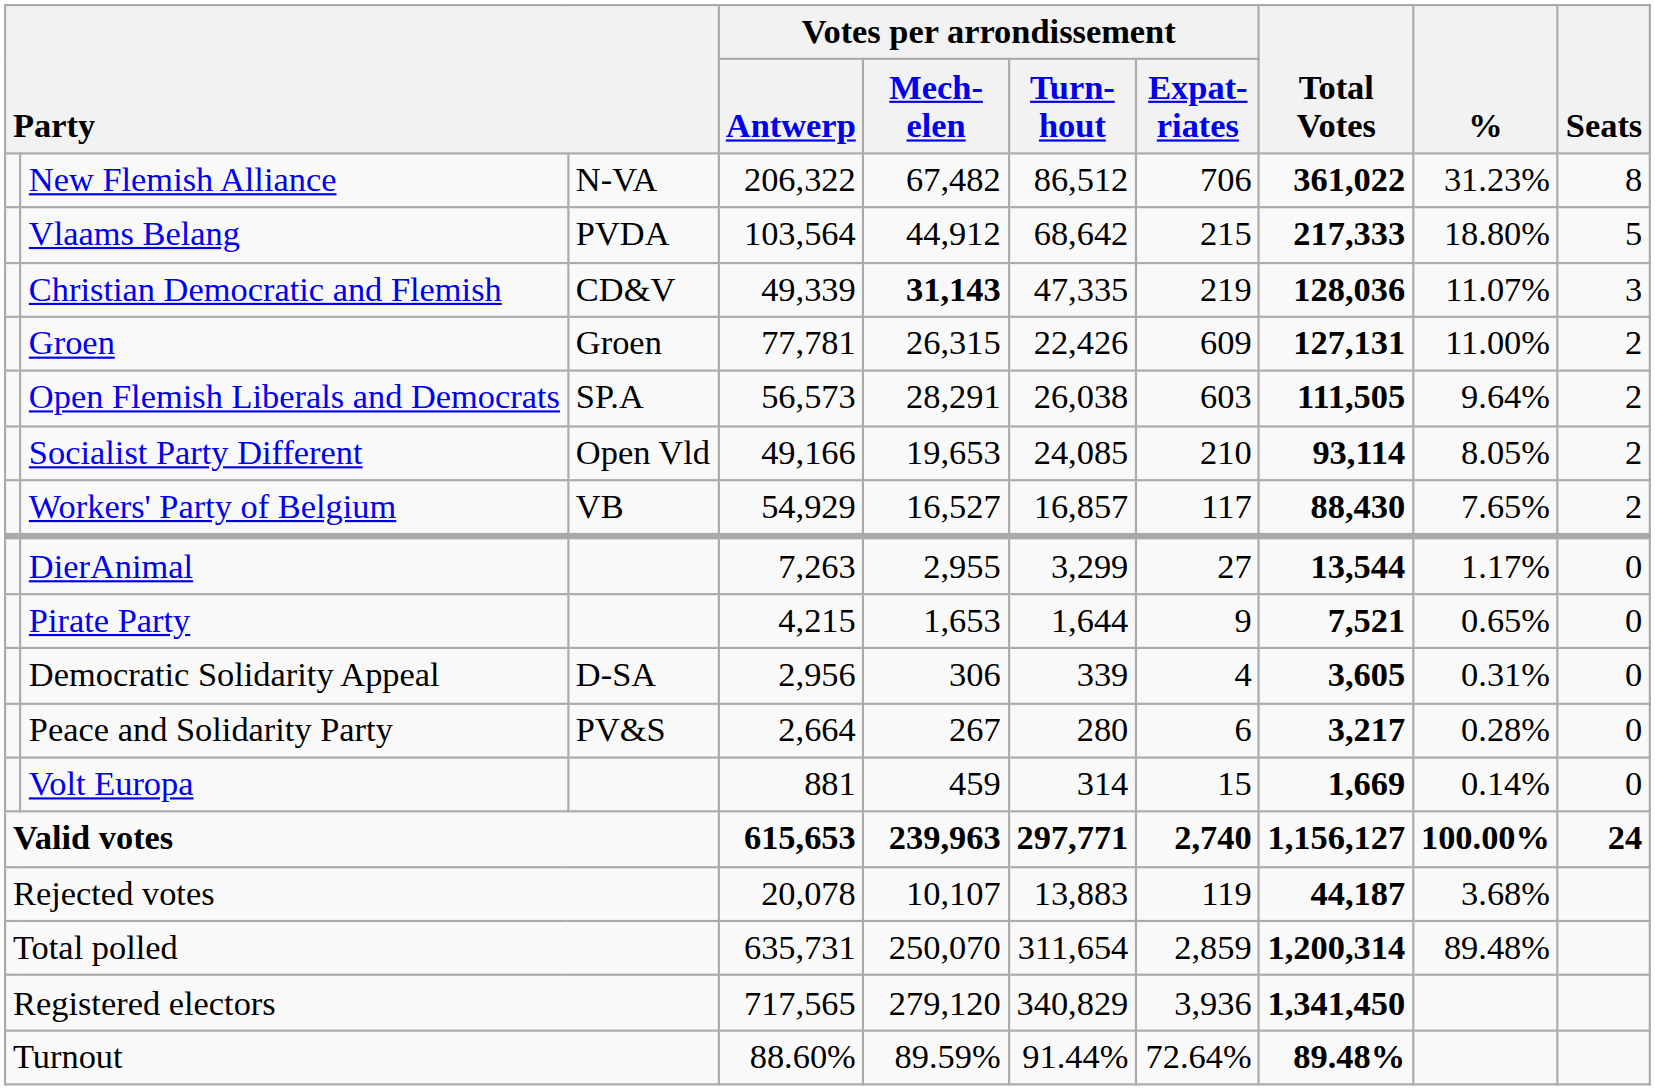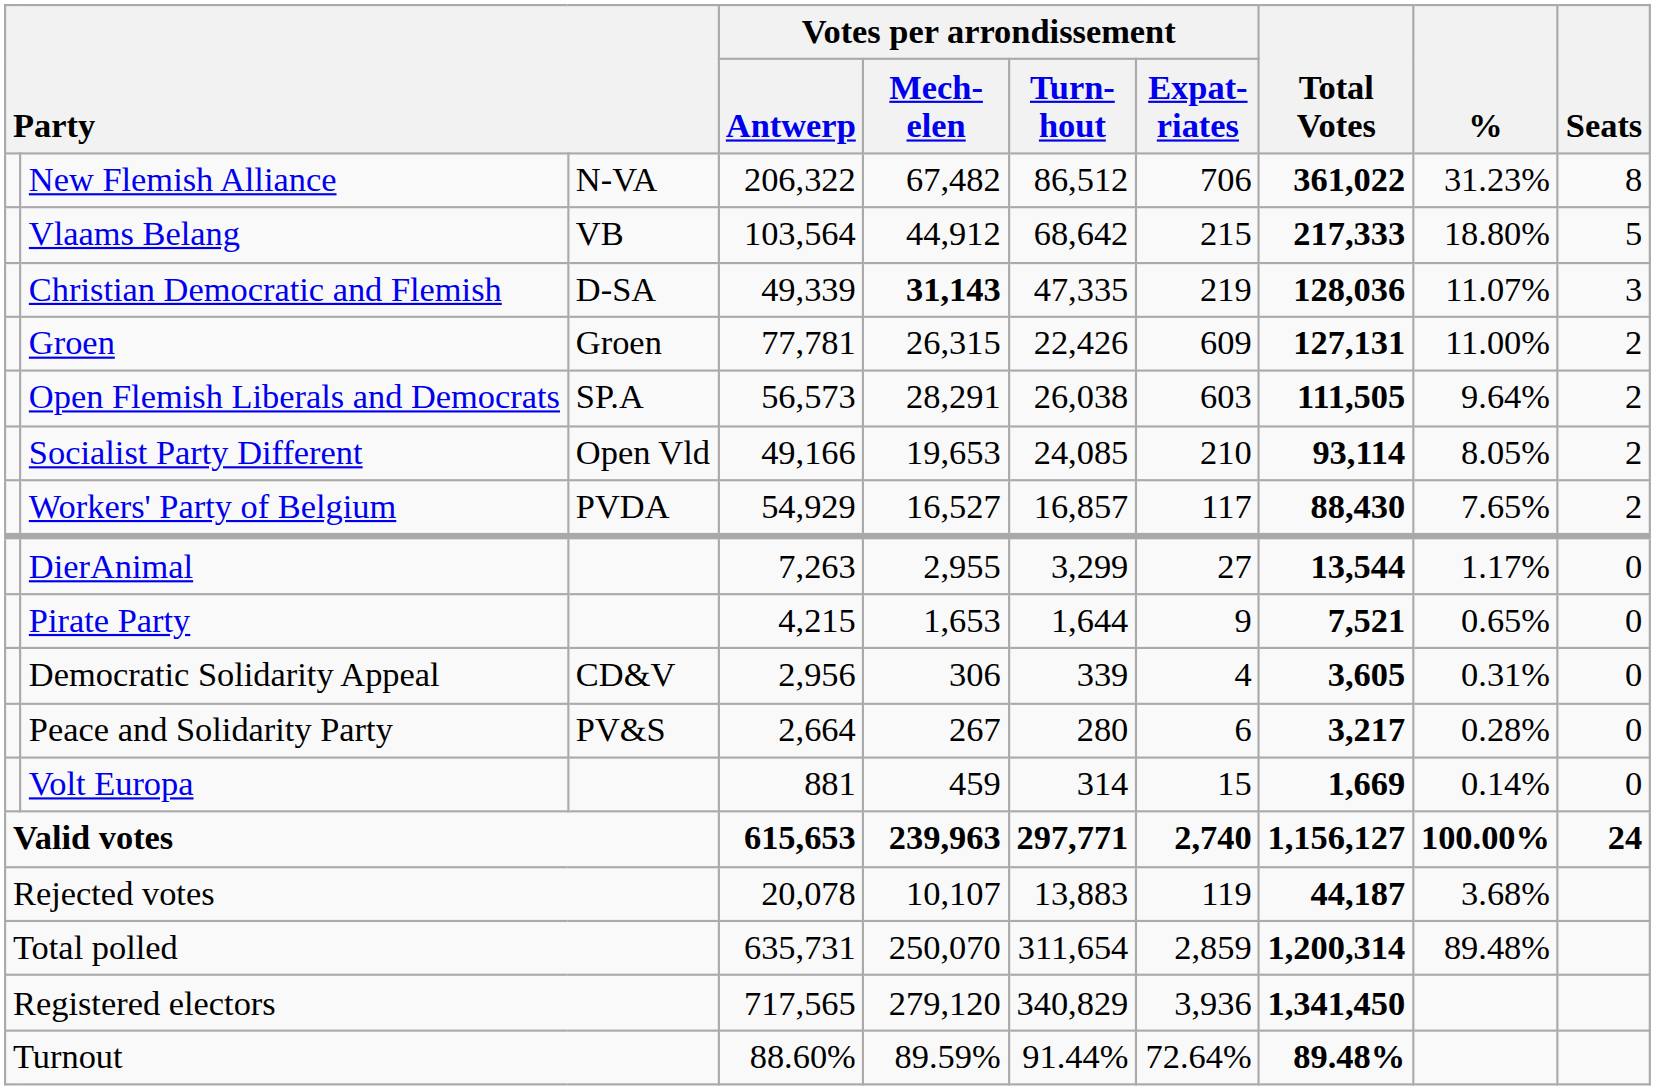(623, 234) PVDA -> (600, 234) VB
(626, 288) CD&V -> (616, 288) D-SA
(600, 506) VB -> (623, 506) PVDA
(616, 674) D-SA -> (626, 674) CD&V
